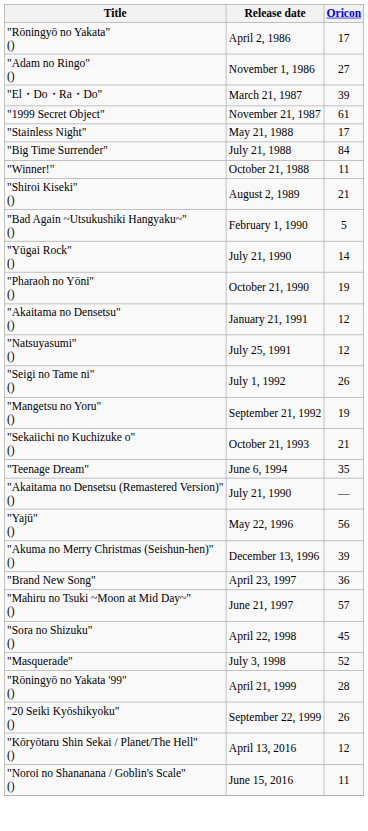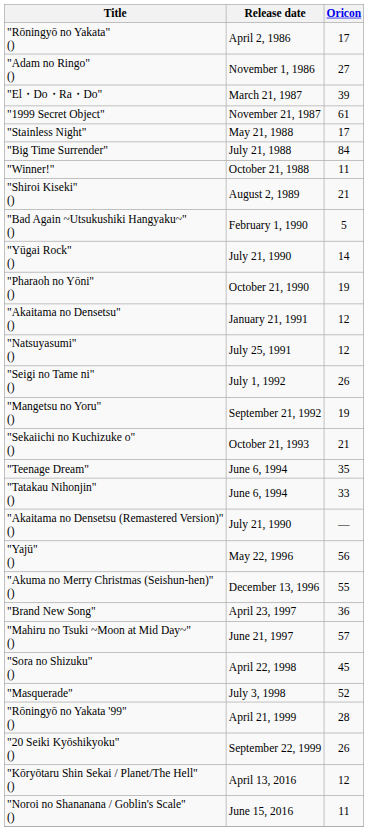+ row: (52, 493)
(344, 556) 39 -> (344, 587) 55
